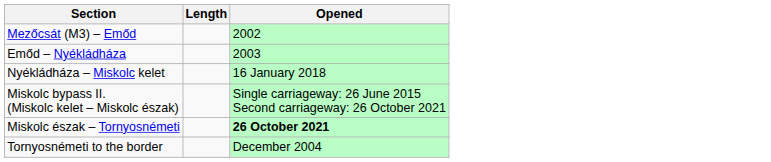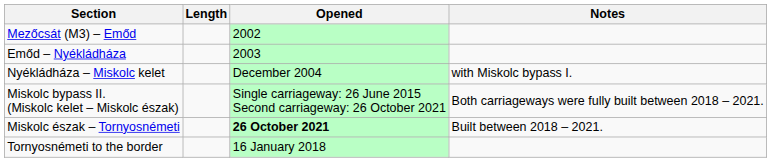+ column: (608, 14)
(279, 73) 16 January 2018 -> (277, 73) December 2004
(277, 147) December 2004 -> (279, 147) 16 January 2018
